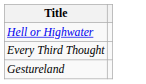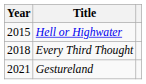+ column: (19, 13)
